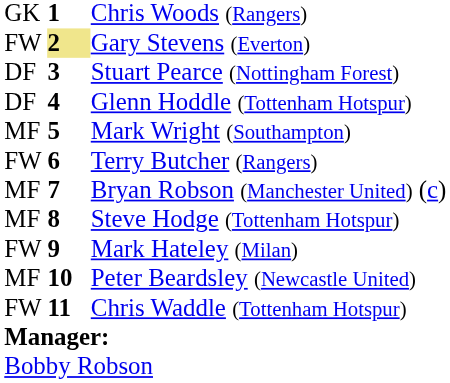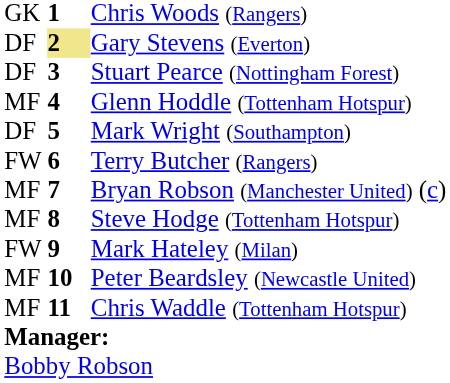(23, 42) FW -> (20, 42) DF
(20, 101) DF -> (22, 101) MF
(22, 130) MF -> (20, 130) DF
(23, 307) FW -> (22, 307) MF
